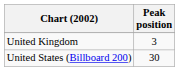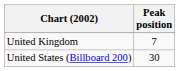(154, 41) 3 -> (154, 41) 7
